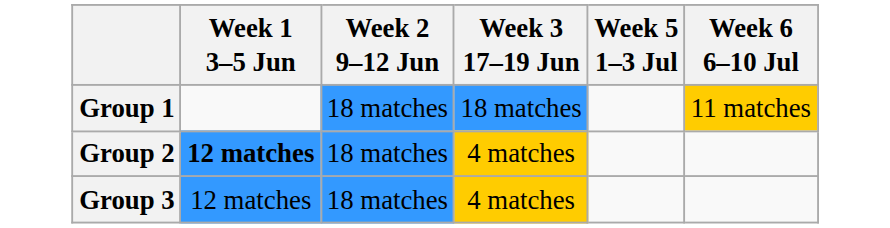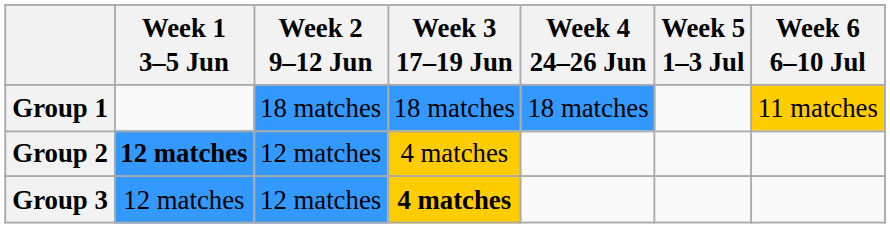+ column: (588, 45)
(387, 153) 18 matches -> (321, 153) 12 matches
(387, 199) 18 matches -> (321, 199) 12 matches
(521, 199) normal -> (454, 199) bold
